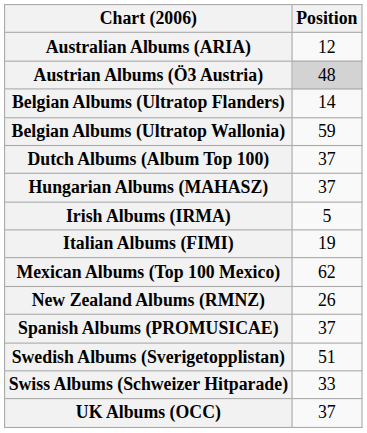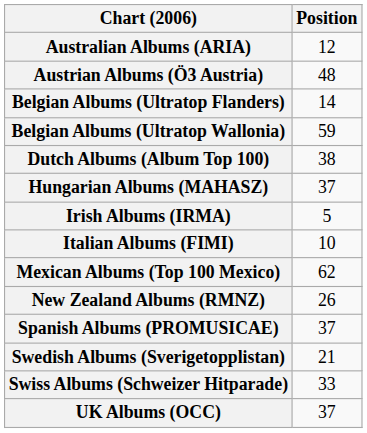(327, 74) lightgrey background -> (327, 74) no background
(327, 159) 37 -> (327, 159) 38
(327, 243) 19 -> (327, 243) 10
(327, 356) 51 -> (327, 356) 21
